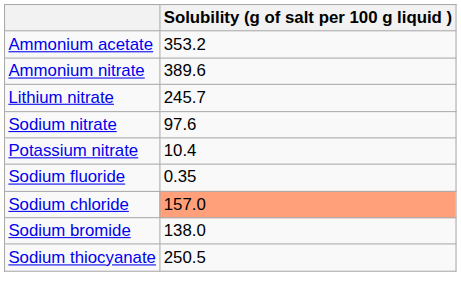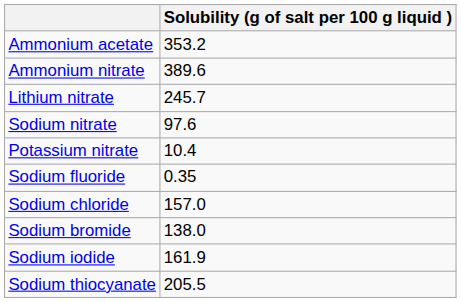(185, 204) lightsalmon background -> (185, 204) no background
+ row: (62, 257)
(185, 257) 250.5 -> (185, 284) 205.5
